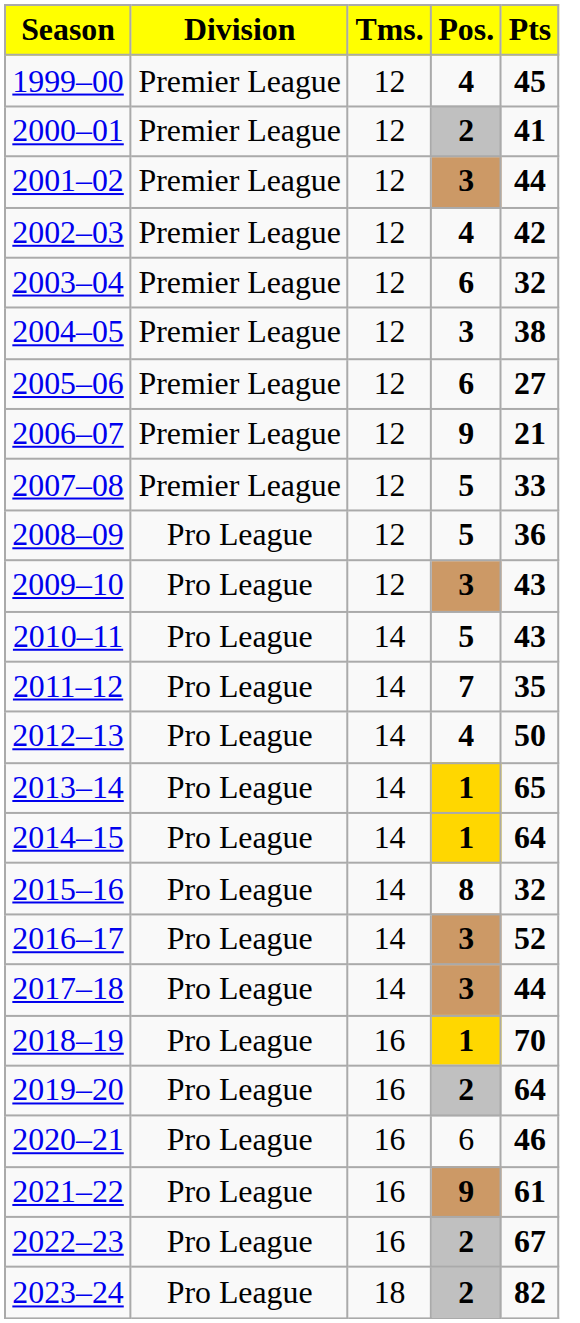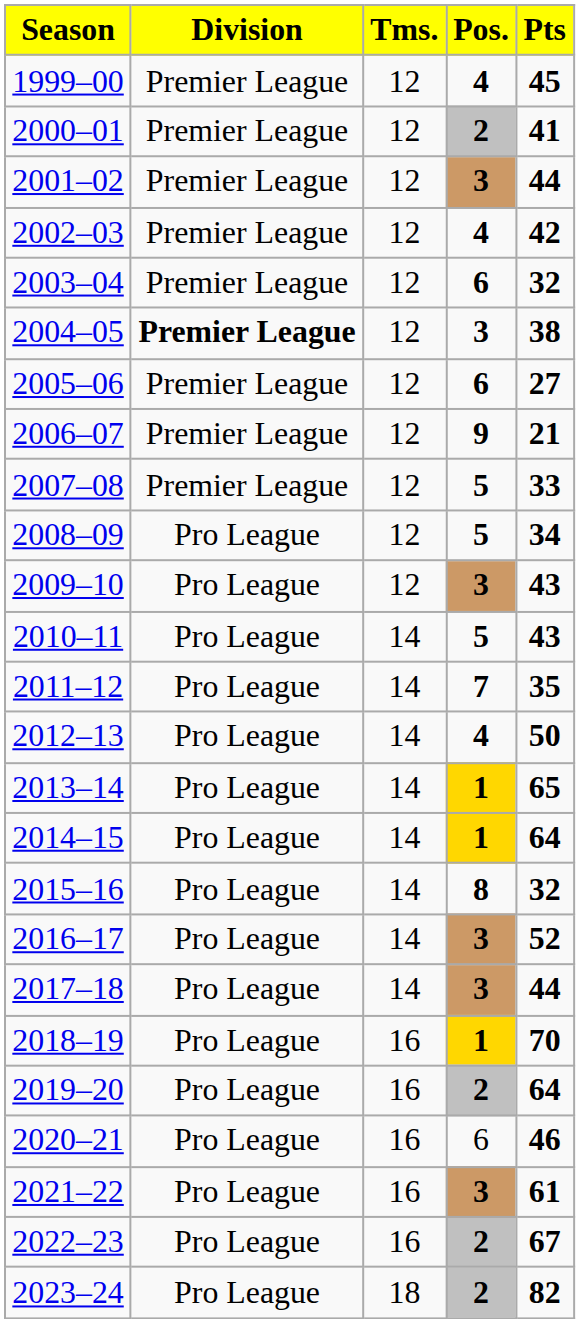(240, 332) normal -> (247, 332) bold
(530, 534) 36 -> (545, 534) 34
(466, 1191) 9 -> (481, 1191) 3
